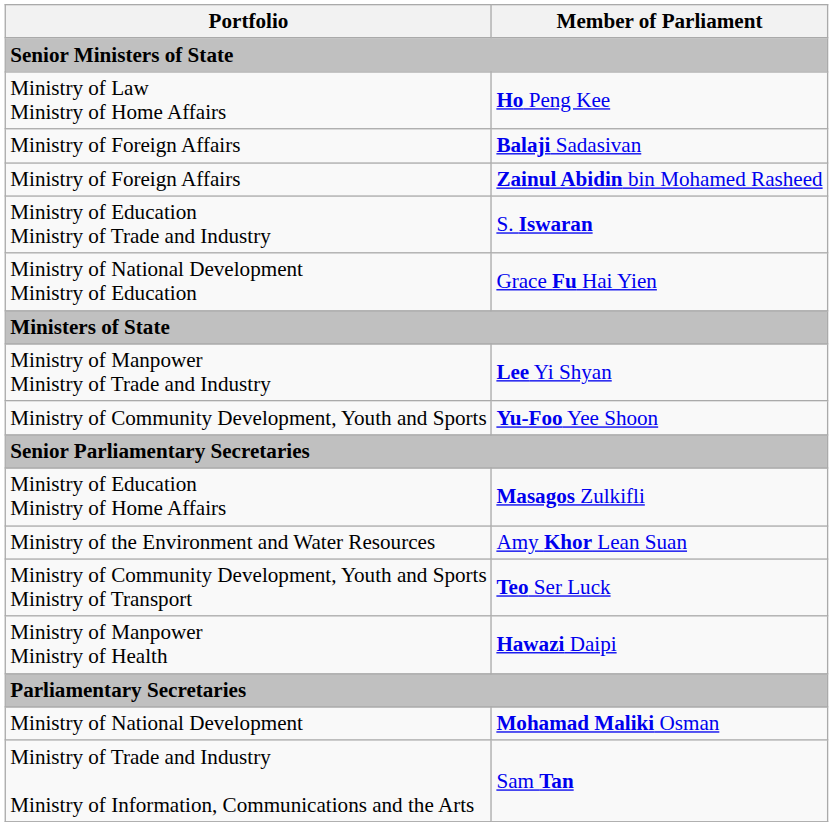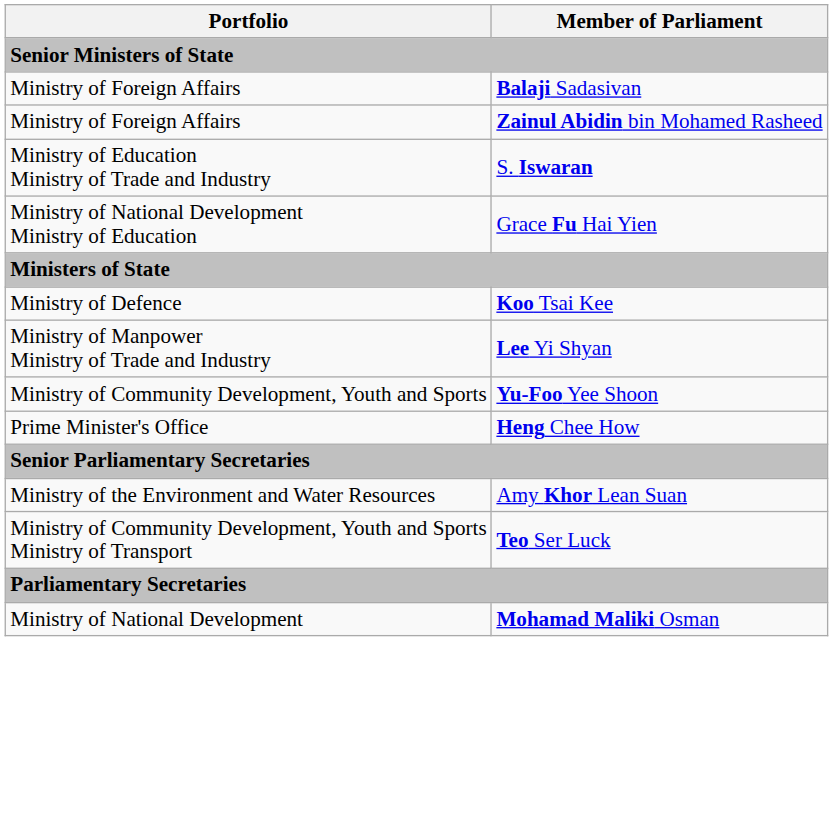- row: (553, 100)
+ row: (555, 303)
+ row: (568, 427)
- row: (571, 496)
- row: (557, 644)
- row: (535, 780)
